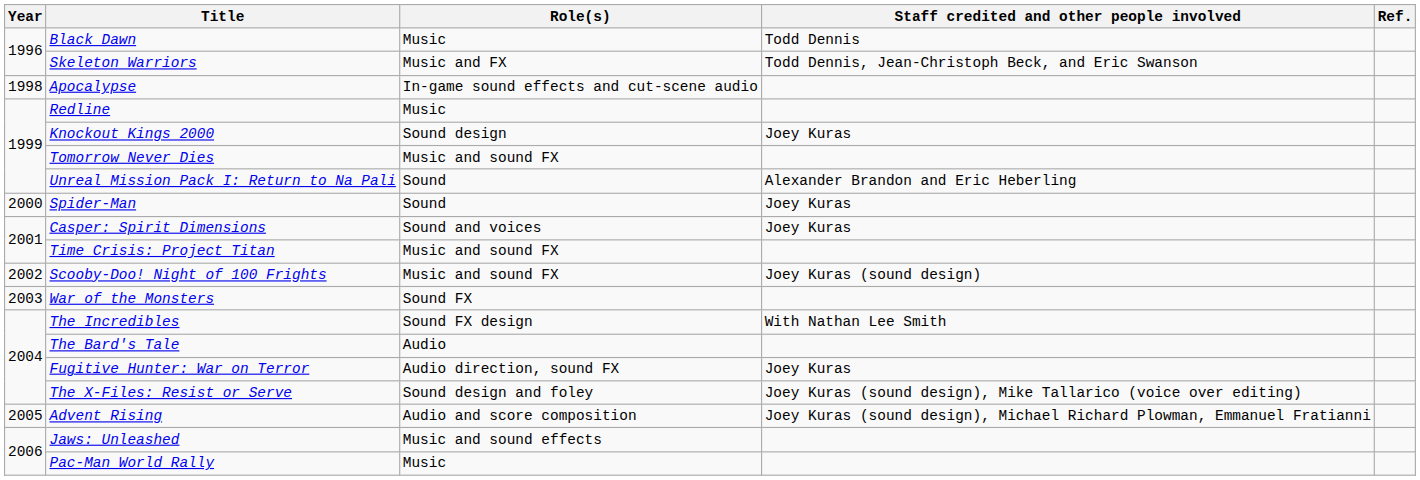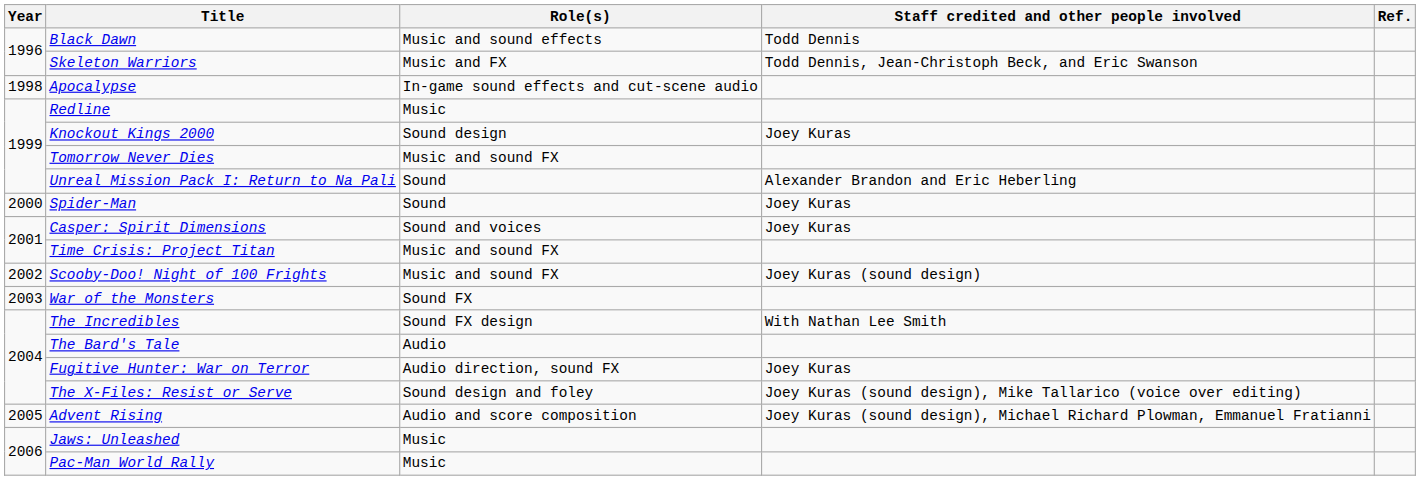(424, 40) Music -> (502, 40) Music and sound effects
(502, 440) Music and sound effects -> (424, 440) Music
